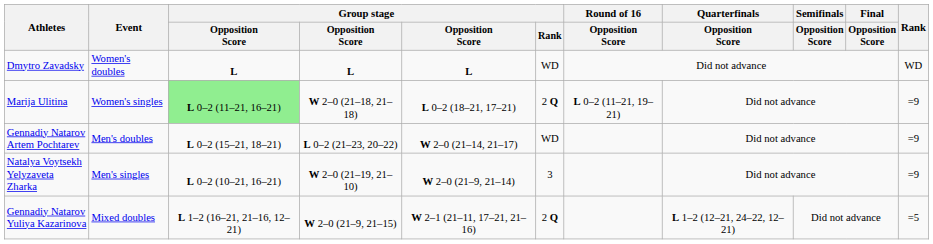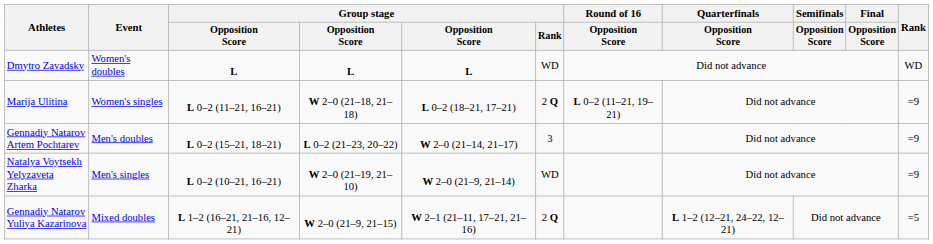(234, 108) lightgreen background -> (234, 108) no background
(550, 138) WD -> (550, 138) 3
(550, 175) 3 -> (550, 175) WD
